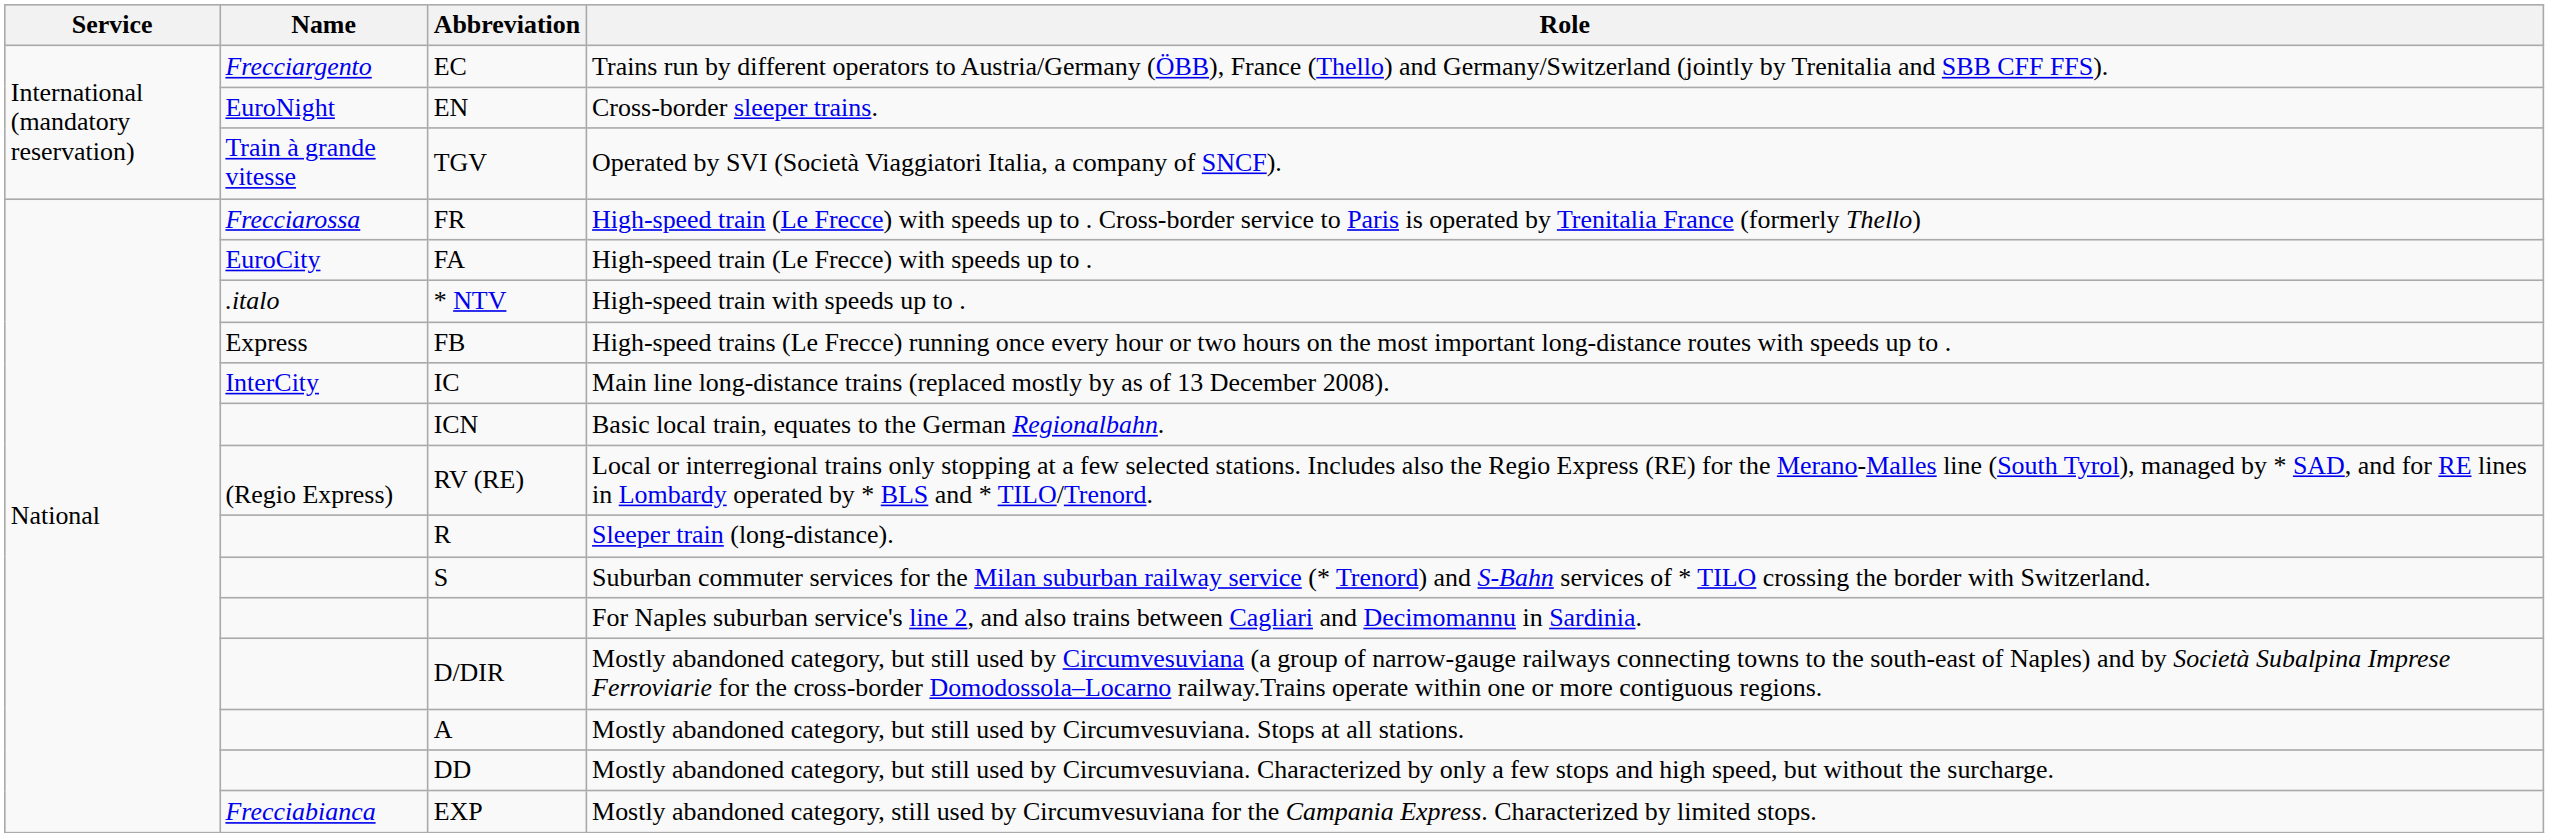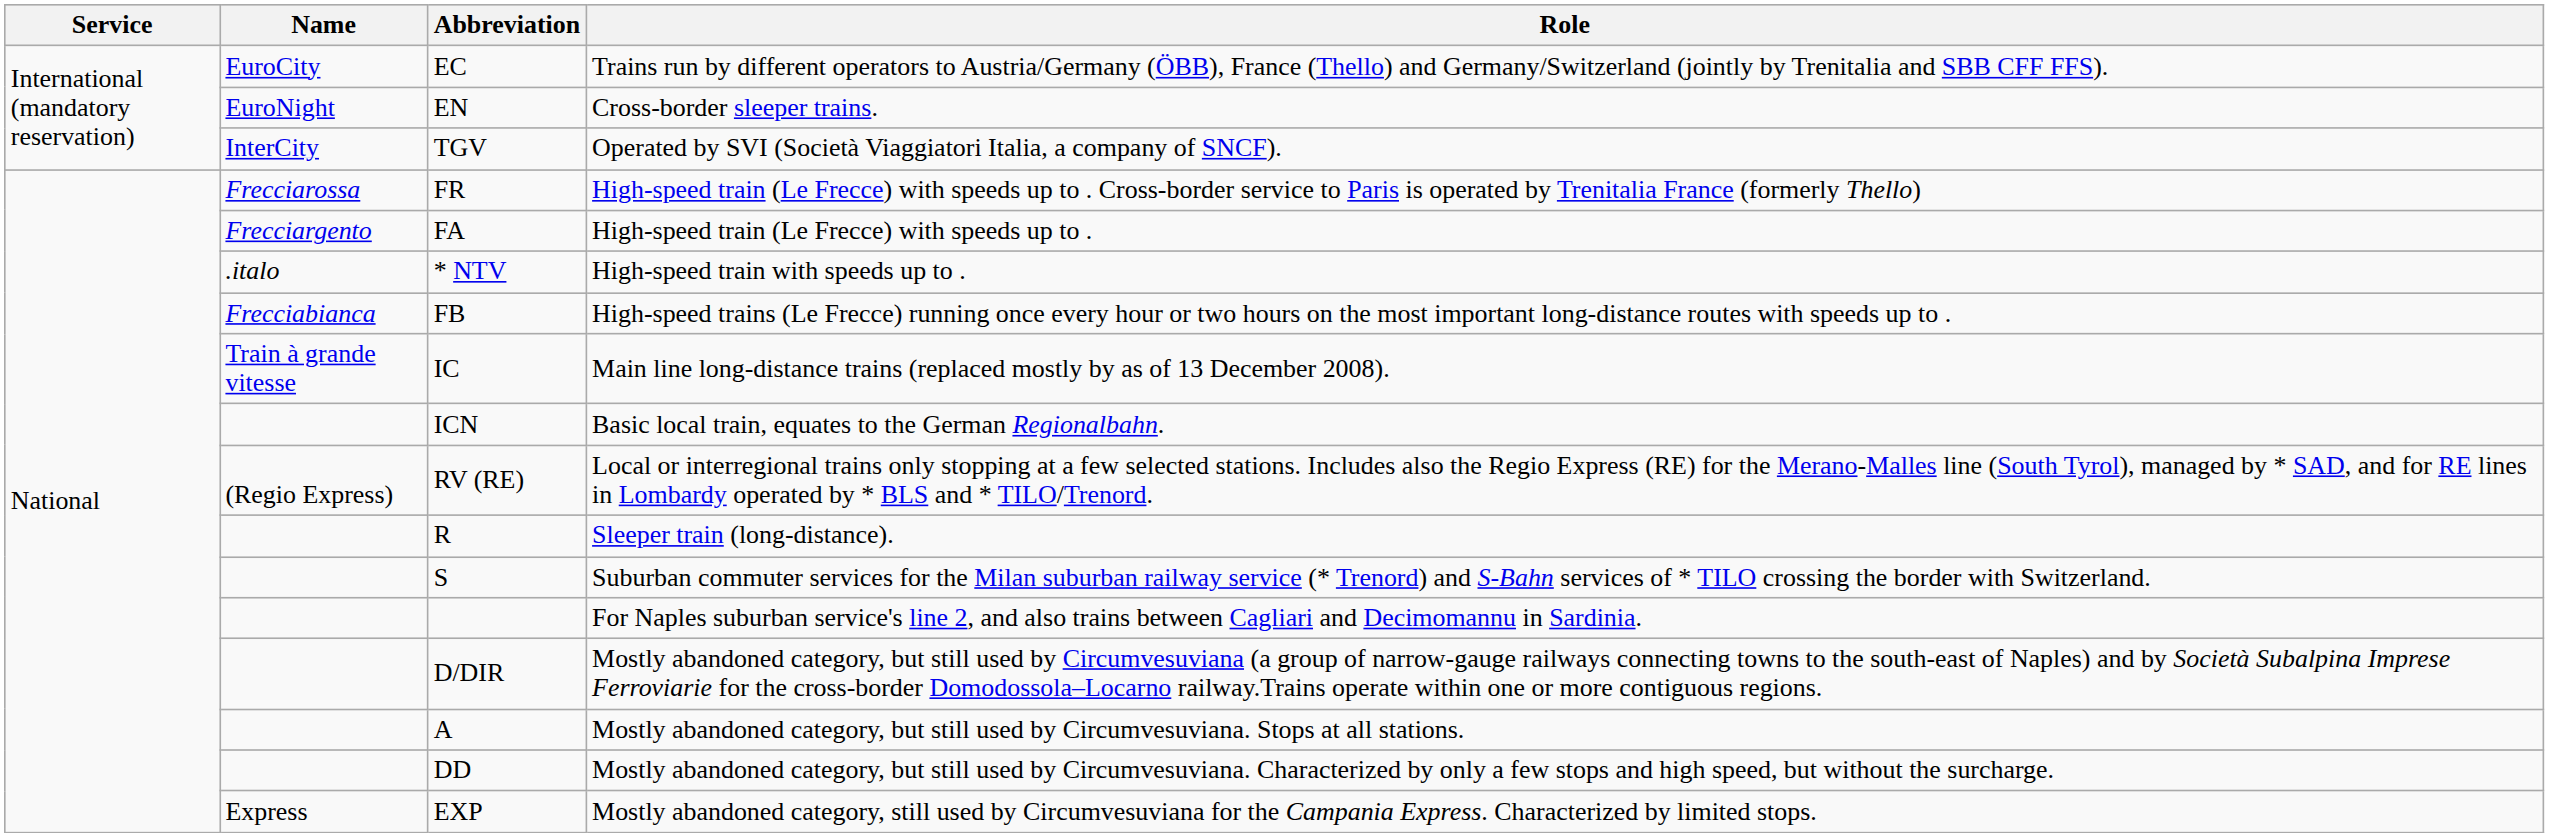(299, 66) Frecciargento -> (273, 66) EuroCity
(301, 162) Train à grande vitesse -> (272, 148) InterCity
(273, 259) EuroCity -> (299, 230) Frecciargento
(266, 341) Express -> (301, 312) Frecciabianca
(272, 383) InterCity -> (301, 368) Train à grande vitesse
(301, 811) Frecciabianca -> (266, 811) Express
